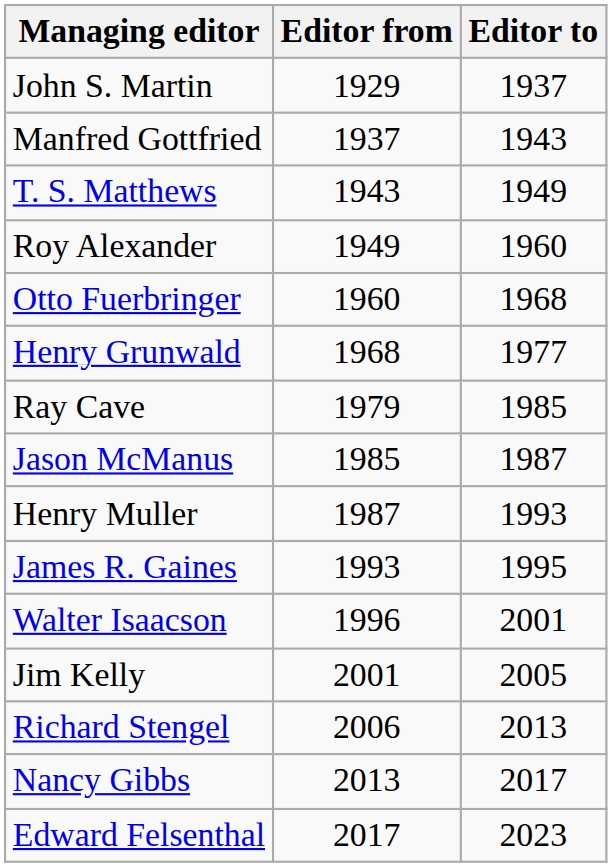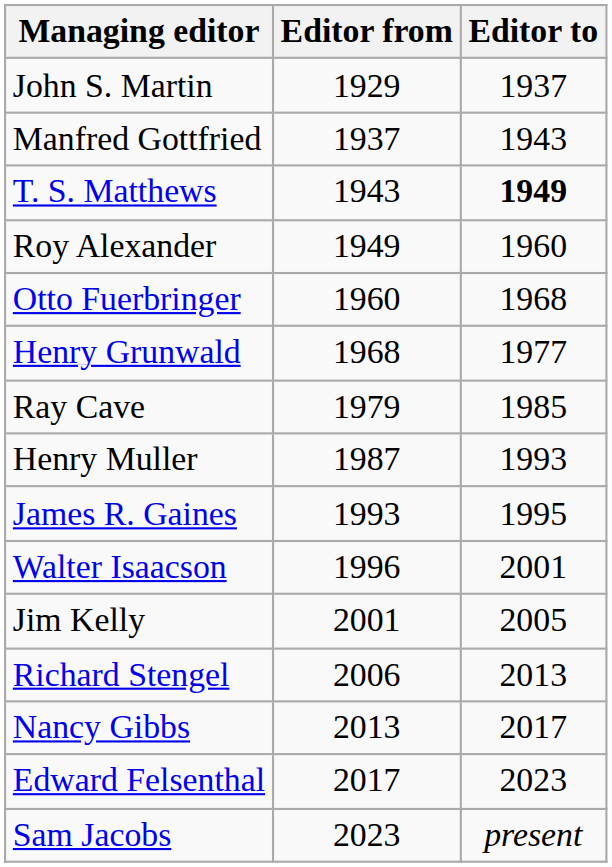(533, 191) normal -> (533, 191) bold
- row: (123, 459)
+ row: (92, 834)
